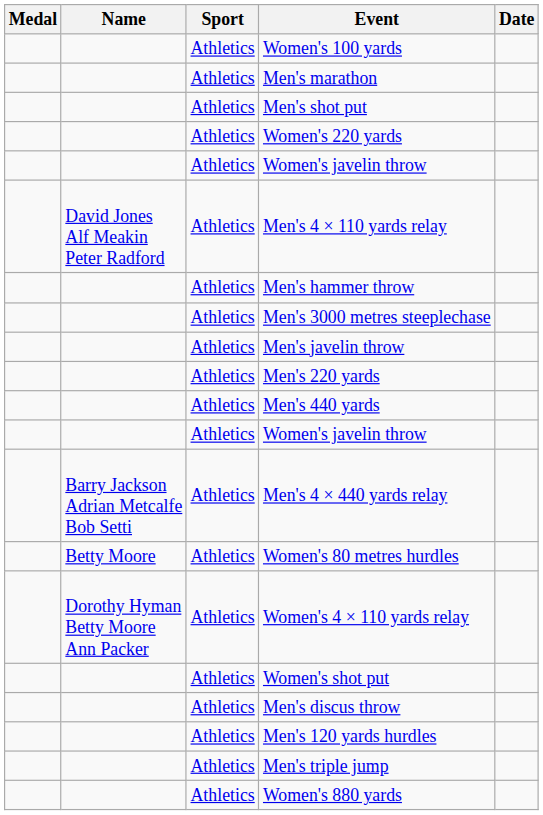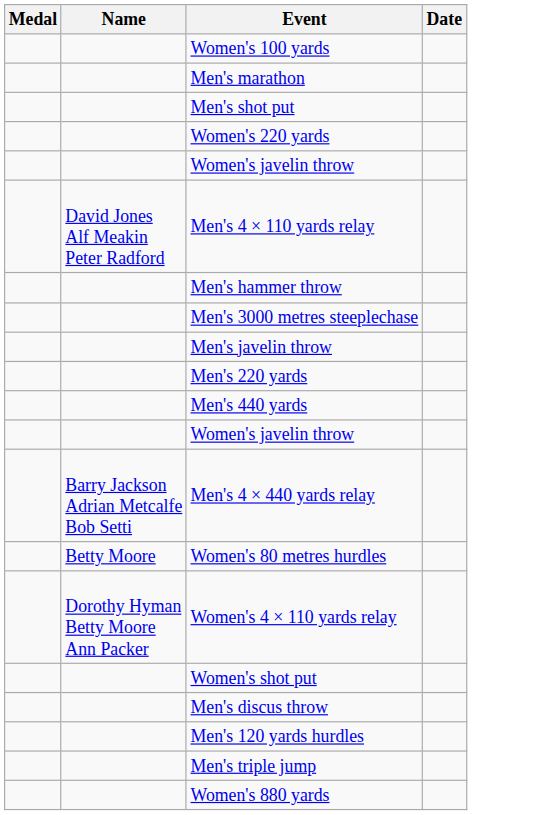- column: (223, 19)
